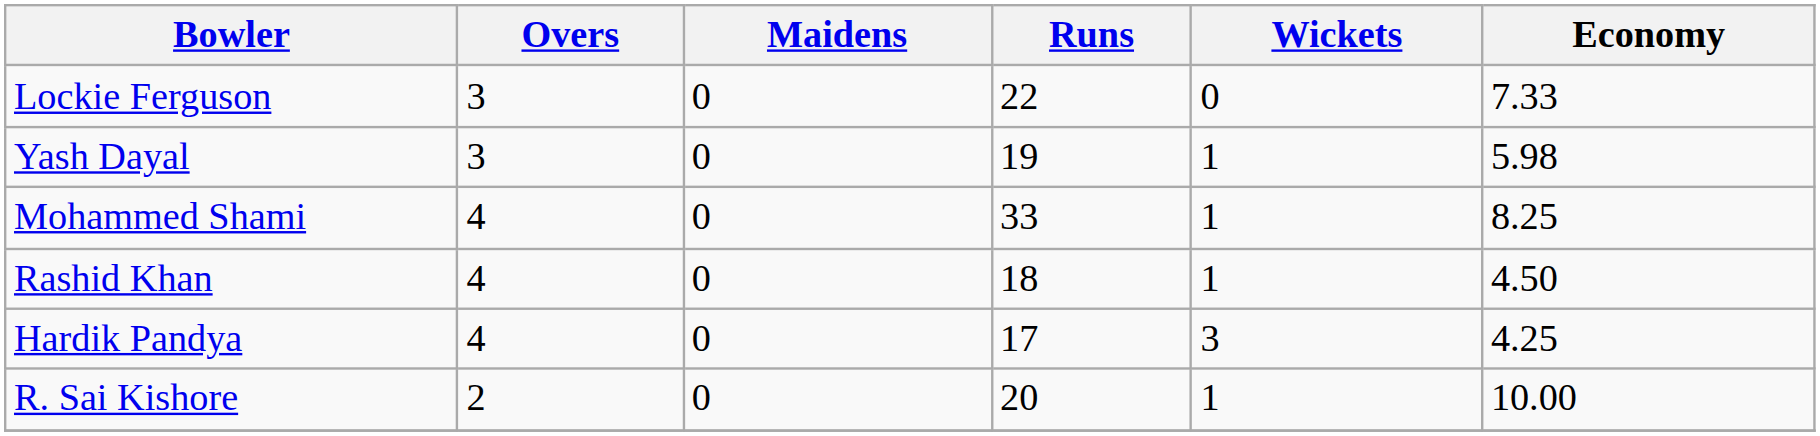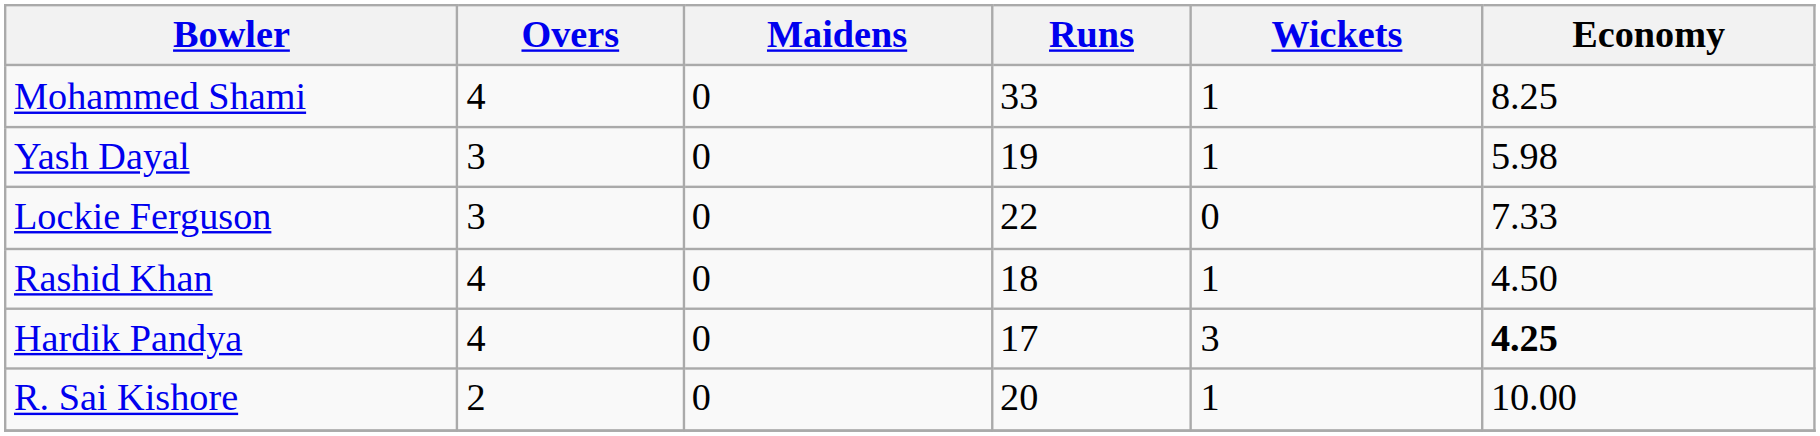rows swapped: (160, 216) <-> (143, 95)
(1524, 338) normal -> (1524, 338) bold
